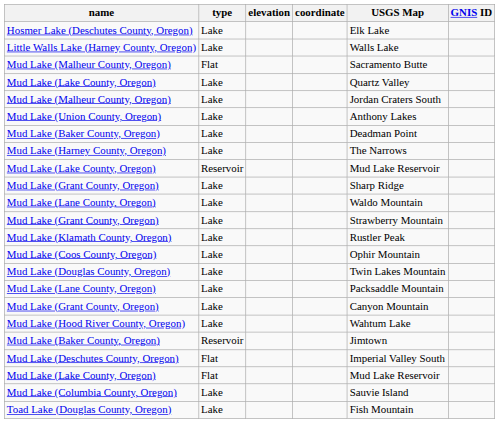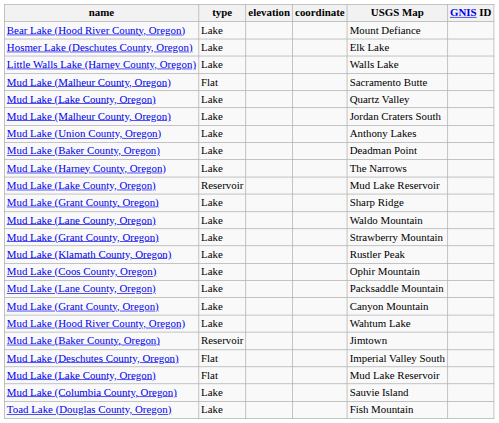+ row: (96, 30)
- row: (89, 271)
